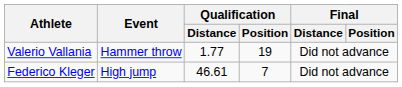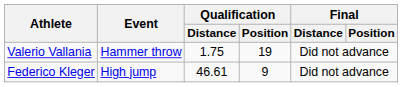(212, 53) 1.77 -> (212, 53) 1.75
(265, 72) 7 -> (265, 72) 9
